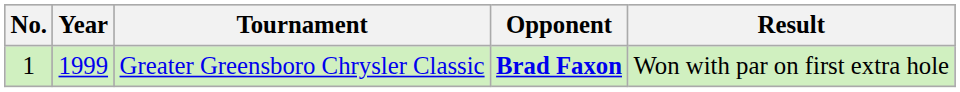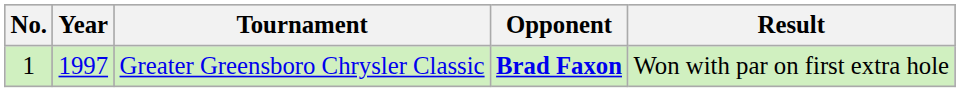(83, 65) 1999 -> (83, 65) 1997
